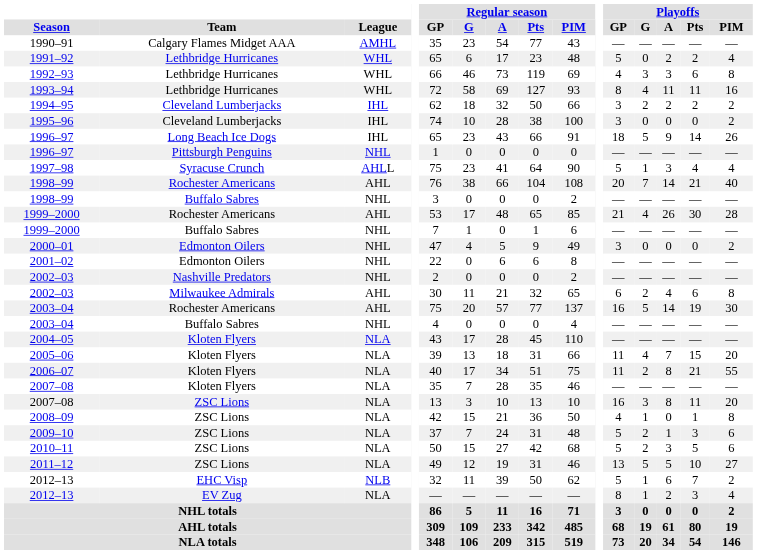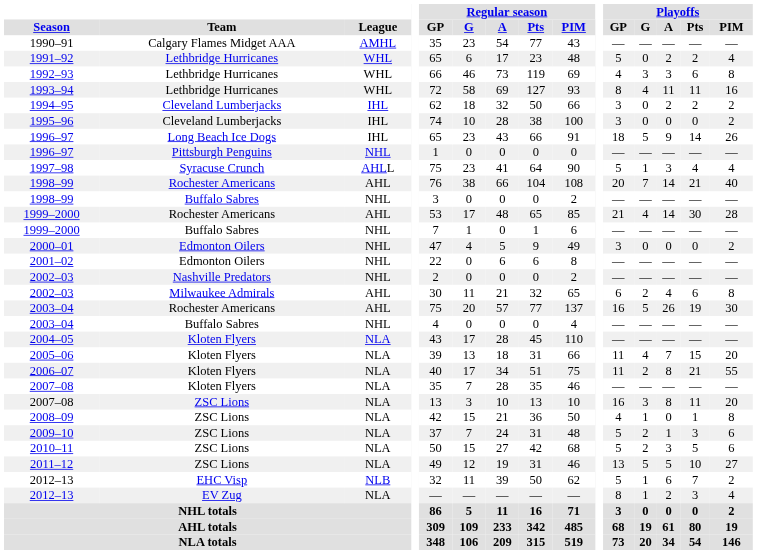(645, 105) 2 -> (645, 105) 0
(669, 214) 26 -> (669, 214) 14
(669, 308) 14 -> (669, 308) 26
